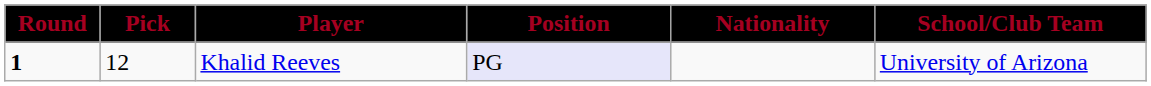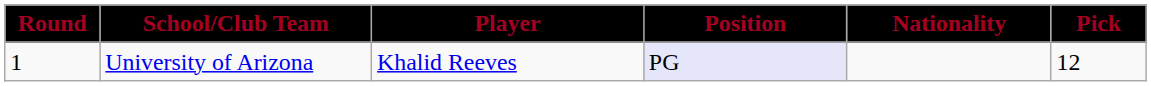columns swapped: (147, 23) <-> (1010, 23)
(16, 61) bold -> (16, 61) normal
